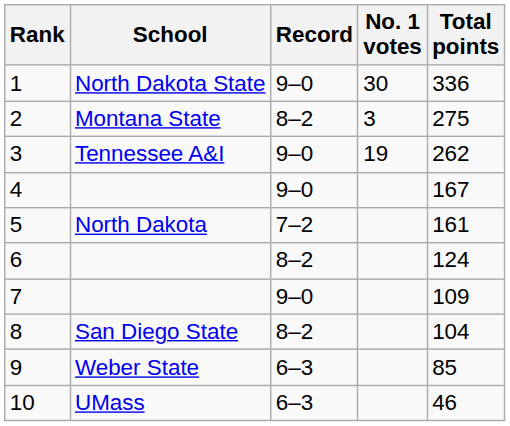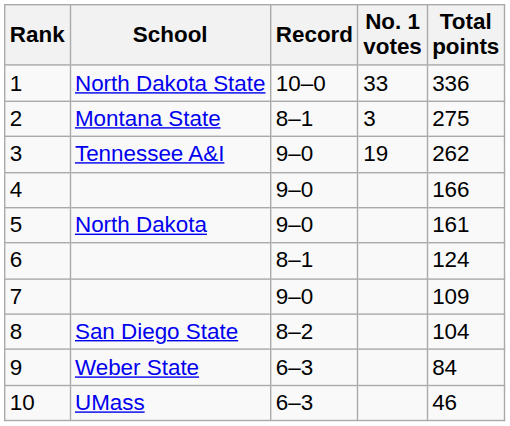(294, 82) 9–0 -> (301, 82) 10–0
(376, 82) 30 -> (376, 82) 33
(294, 118) 8–2 -> (294, 118) 8–1
(451, 189) 167 -> (451, 189) 166
(294, 225) 7–2 -> (294, 225) 9–0
(294, 260) 8–2 -> (294, 260) 8–1
(445, 367) 85 -> (445, 367) 84
